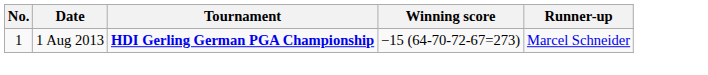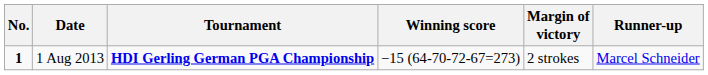+ column: (558, 25)
(19, 40) normal -> (19, 58) bold
